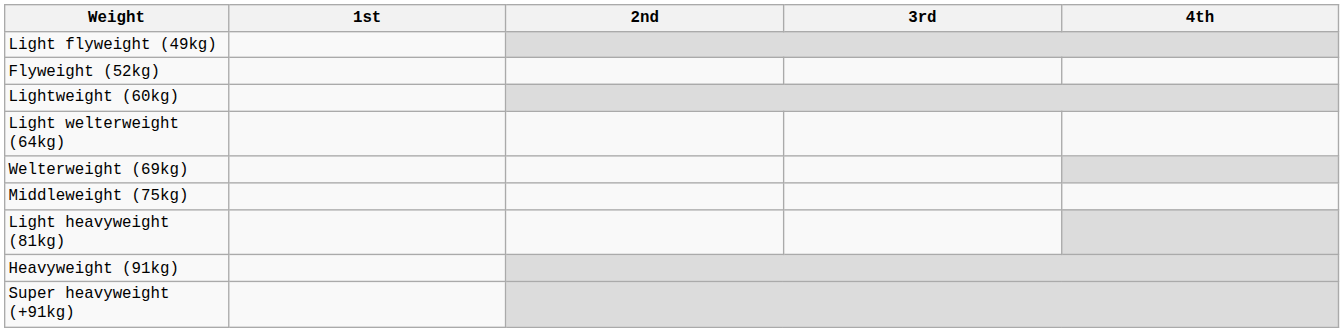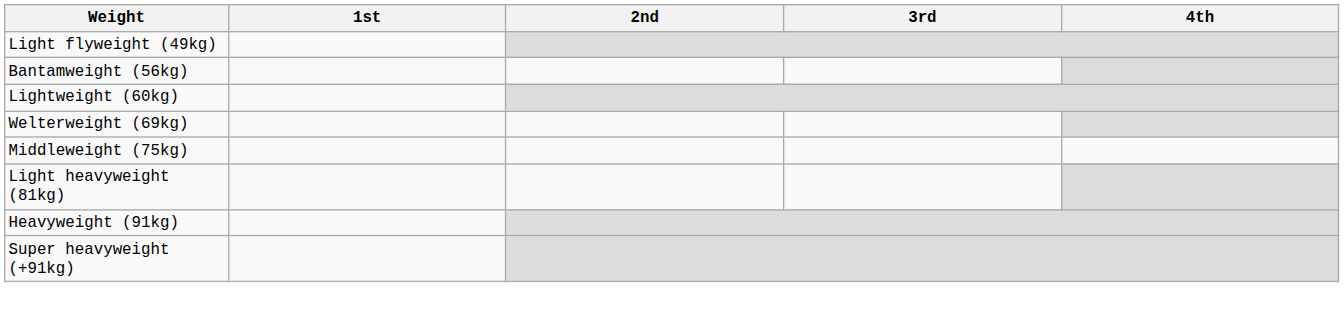- row: (84, 71)
+ row: (98, 71)
- row: (94, 133)
